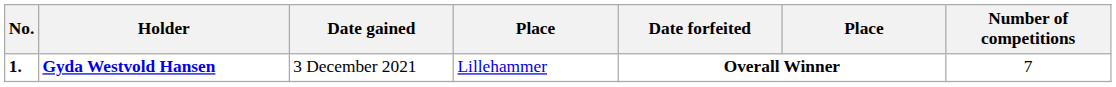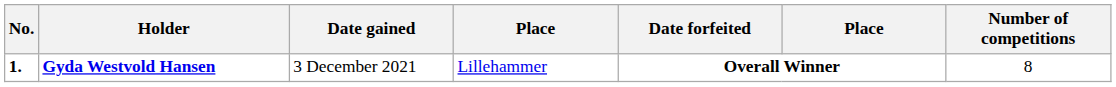(1028, 66) 7 -> (1028, 66) 8
